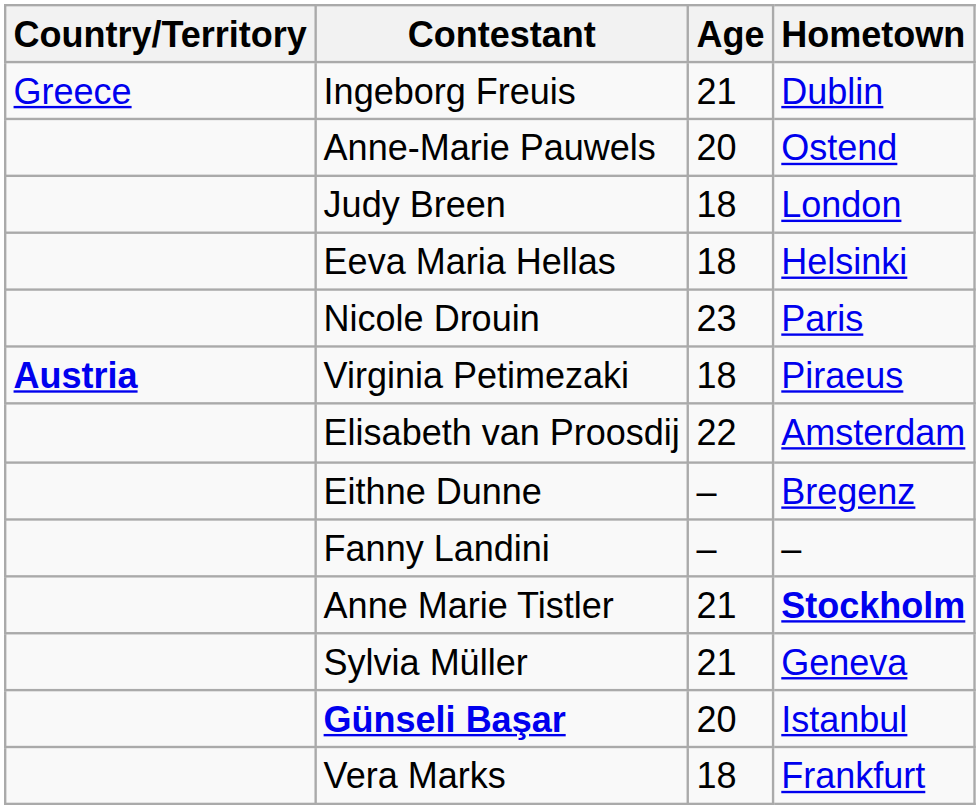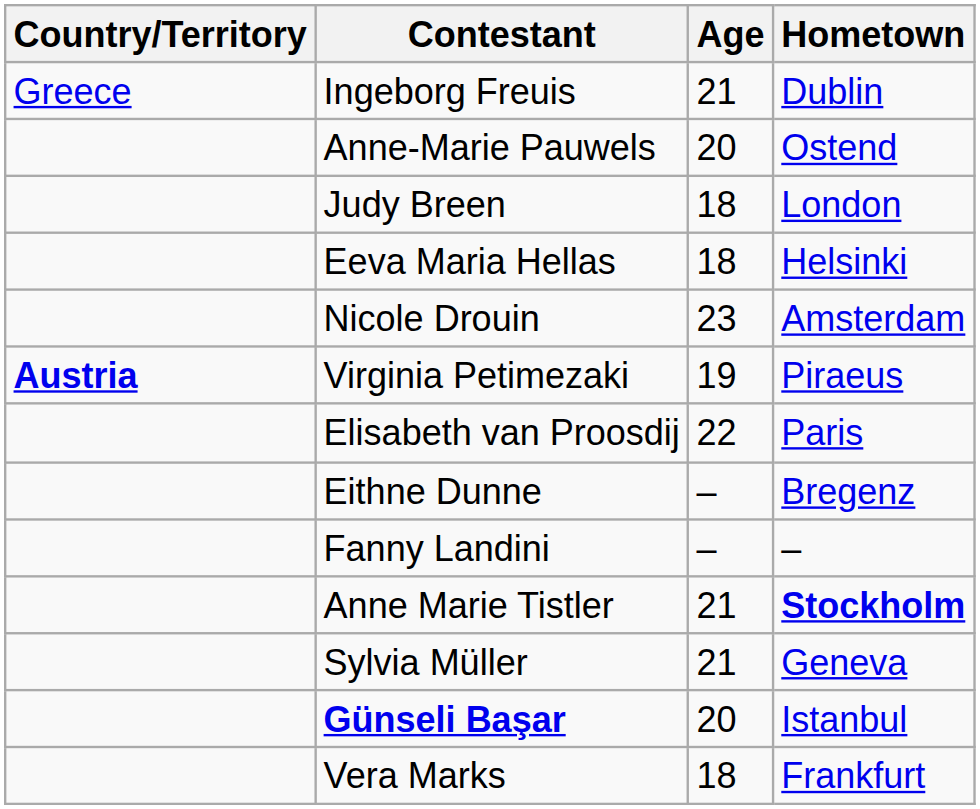(822, 319) Paris -> (873, 319) Amsterdam
(717, 376) 18 -> (717, 376) 19
(873, 433) Amsterdam -> (822, 433) Paris
